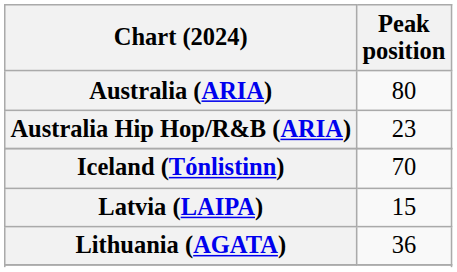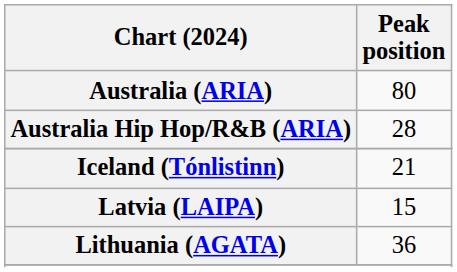(404, 129) 23 -> (404, 129) 28
(404, 167) 70 -> (404, 167) 21
